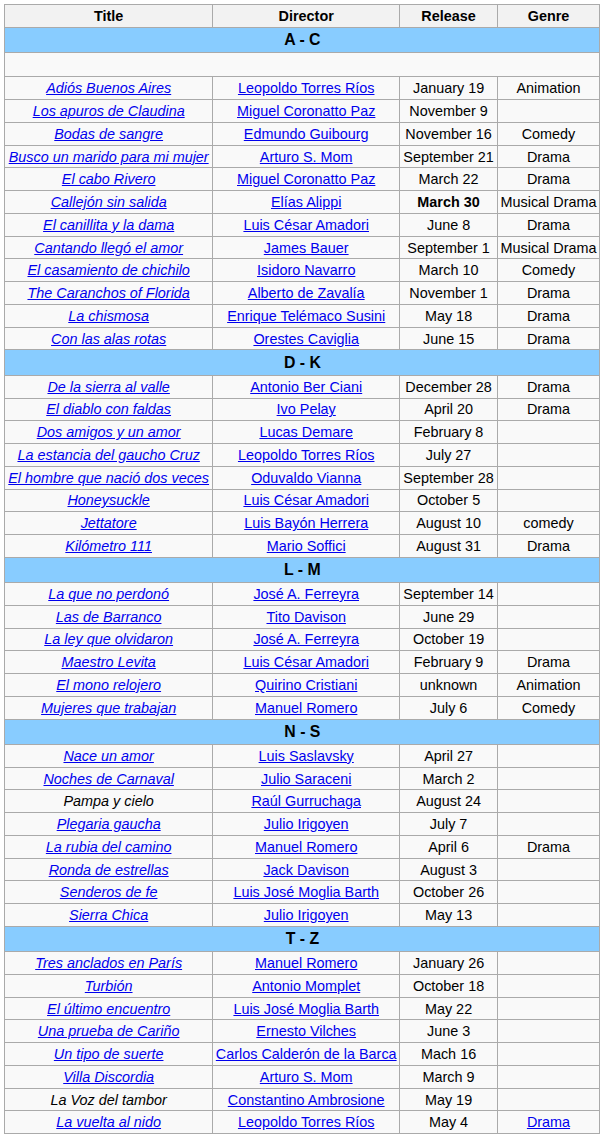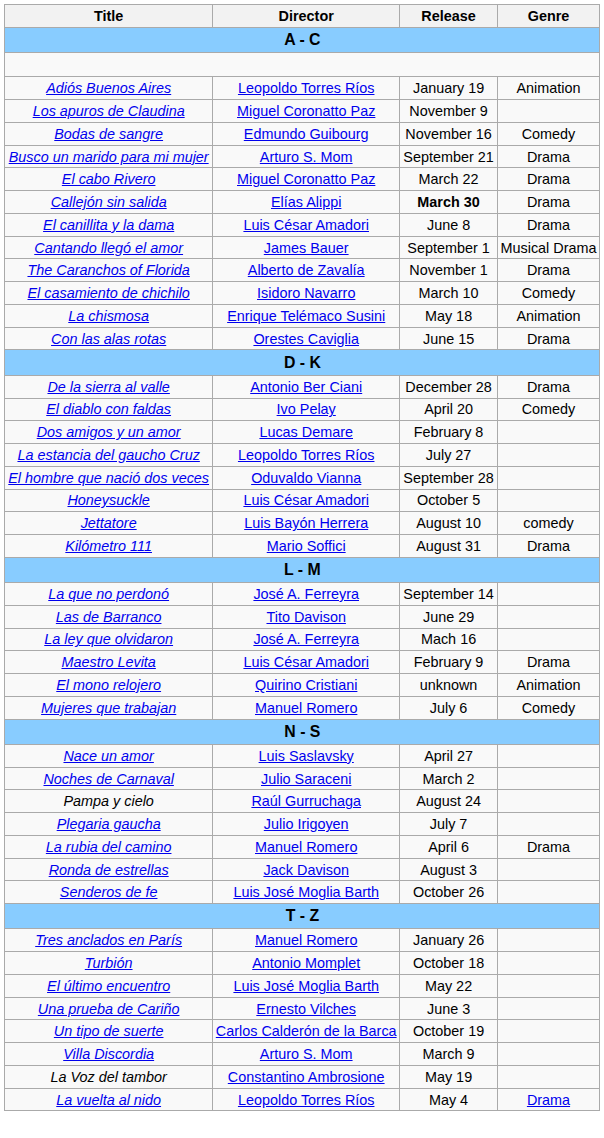(548, 202) Musical Drama -> (548, 202) Drama
rows swapped: (109, 293) <-> (109, 270)
(548, 316) Drama -> (548, 316) Animation
(548, 409) Drama -> (548, 409) Comedy
(449, 639) October 19 -> (449, 639) Mach 16
- row: (109, 915)
(449, 1054) Mach 16 -> (449, 1031) October 19
